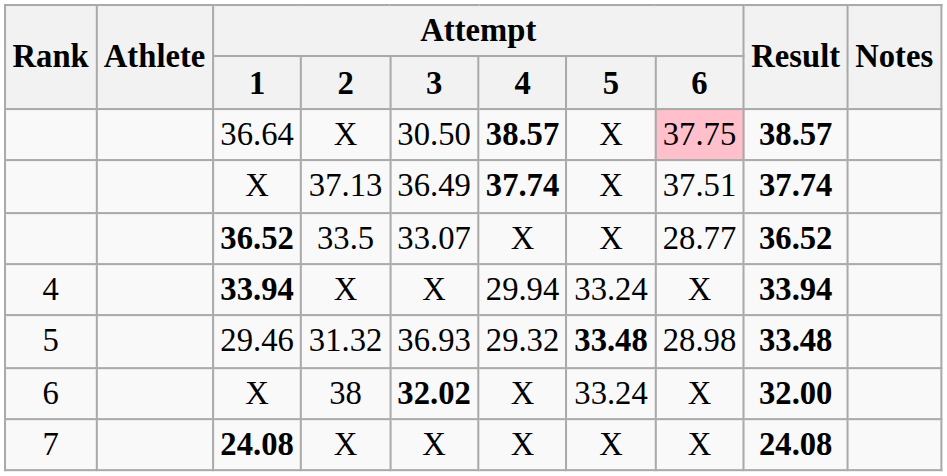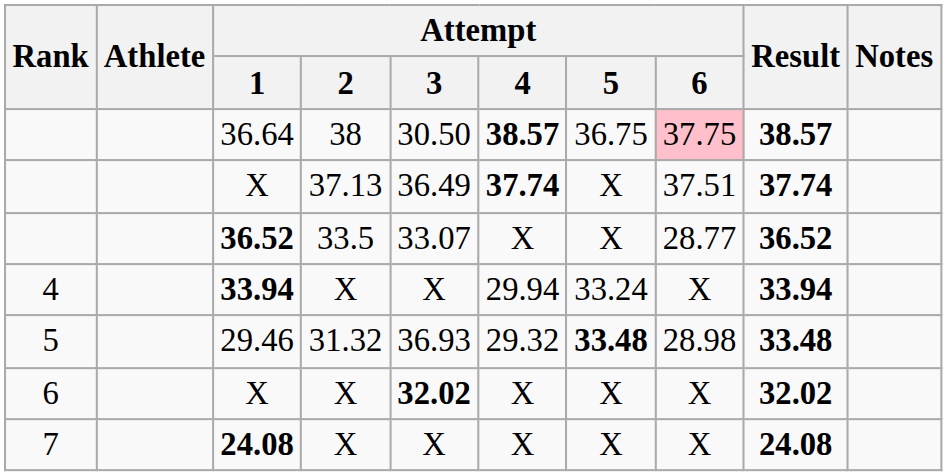(346, 133) X -> (346, 133) 38
(611, 133) X -> (611, 133) 36.75
(346, 392) 38 -> (346, 392) X
(611, 392) 33.24 -> (611, 392) X
(796, 392) 32.00 -> (796, 392) 32.02
